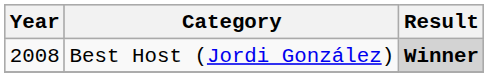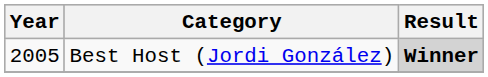(35, 56) 2008 -> (35, 56) 2005
